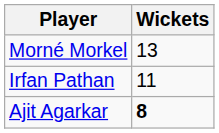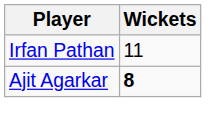- row: (68, 50)
